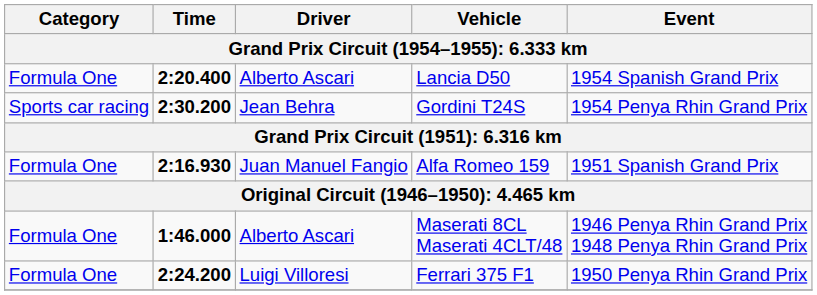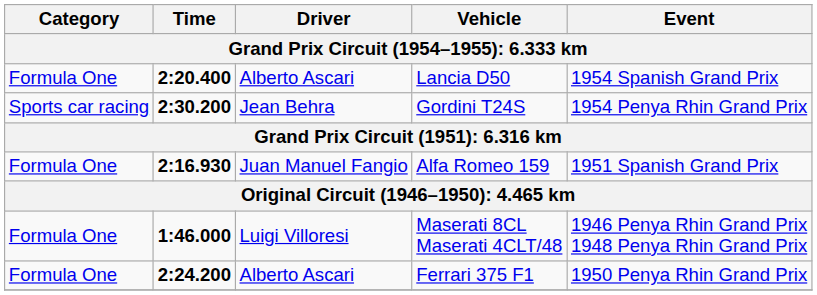(297, 235) Alberto Ascari -> (294, 235) Luigi Villoresi
(294, 275) Luigi Villoresi -> (297, 275) Alberto Ascari
